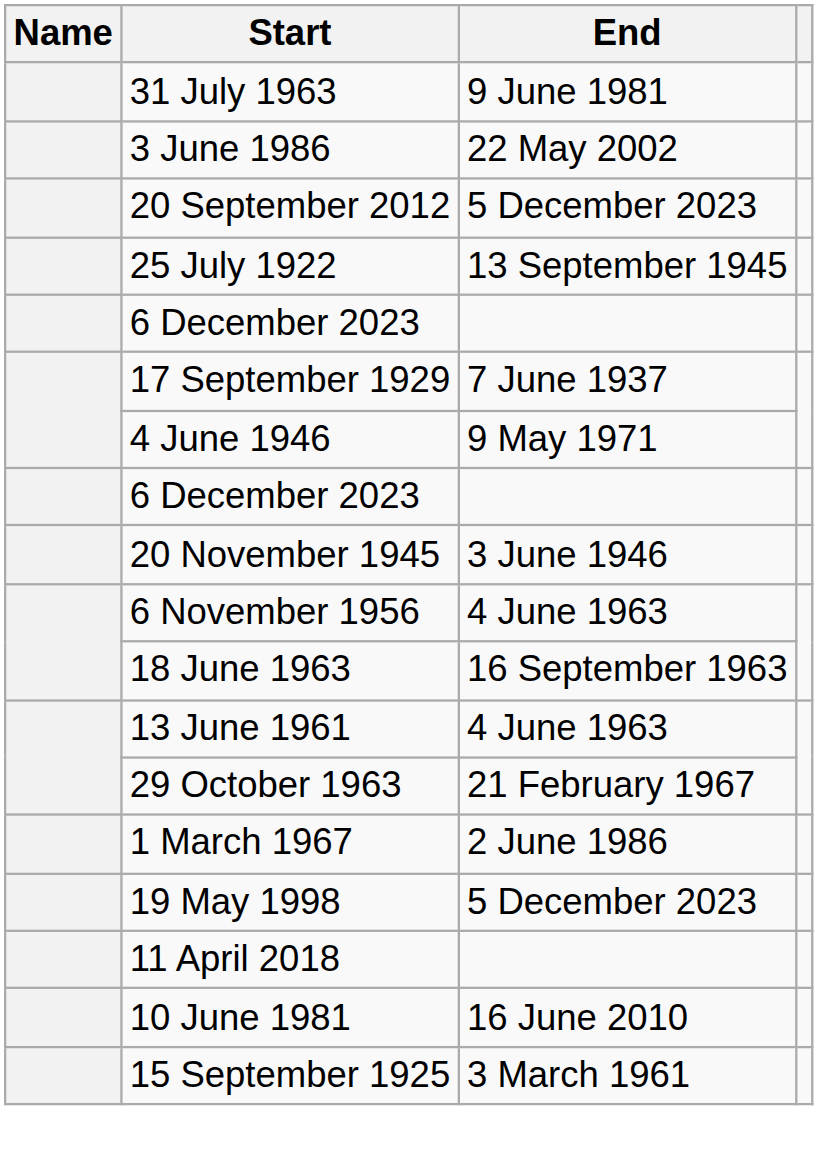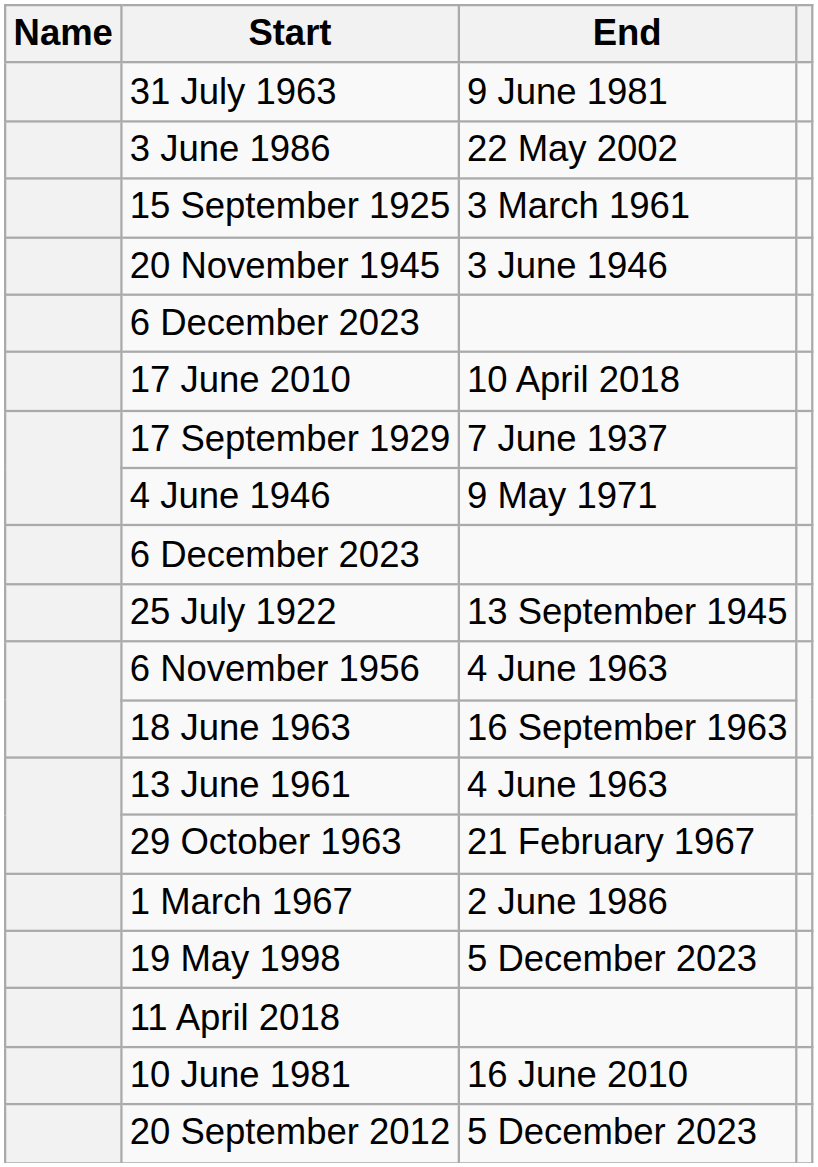rows swapped: (290, 206) <-> (290, 1074)
rows swapped: (285, 554) <-> (233, 264)
+ row: (240, 380)
